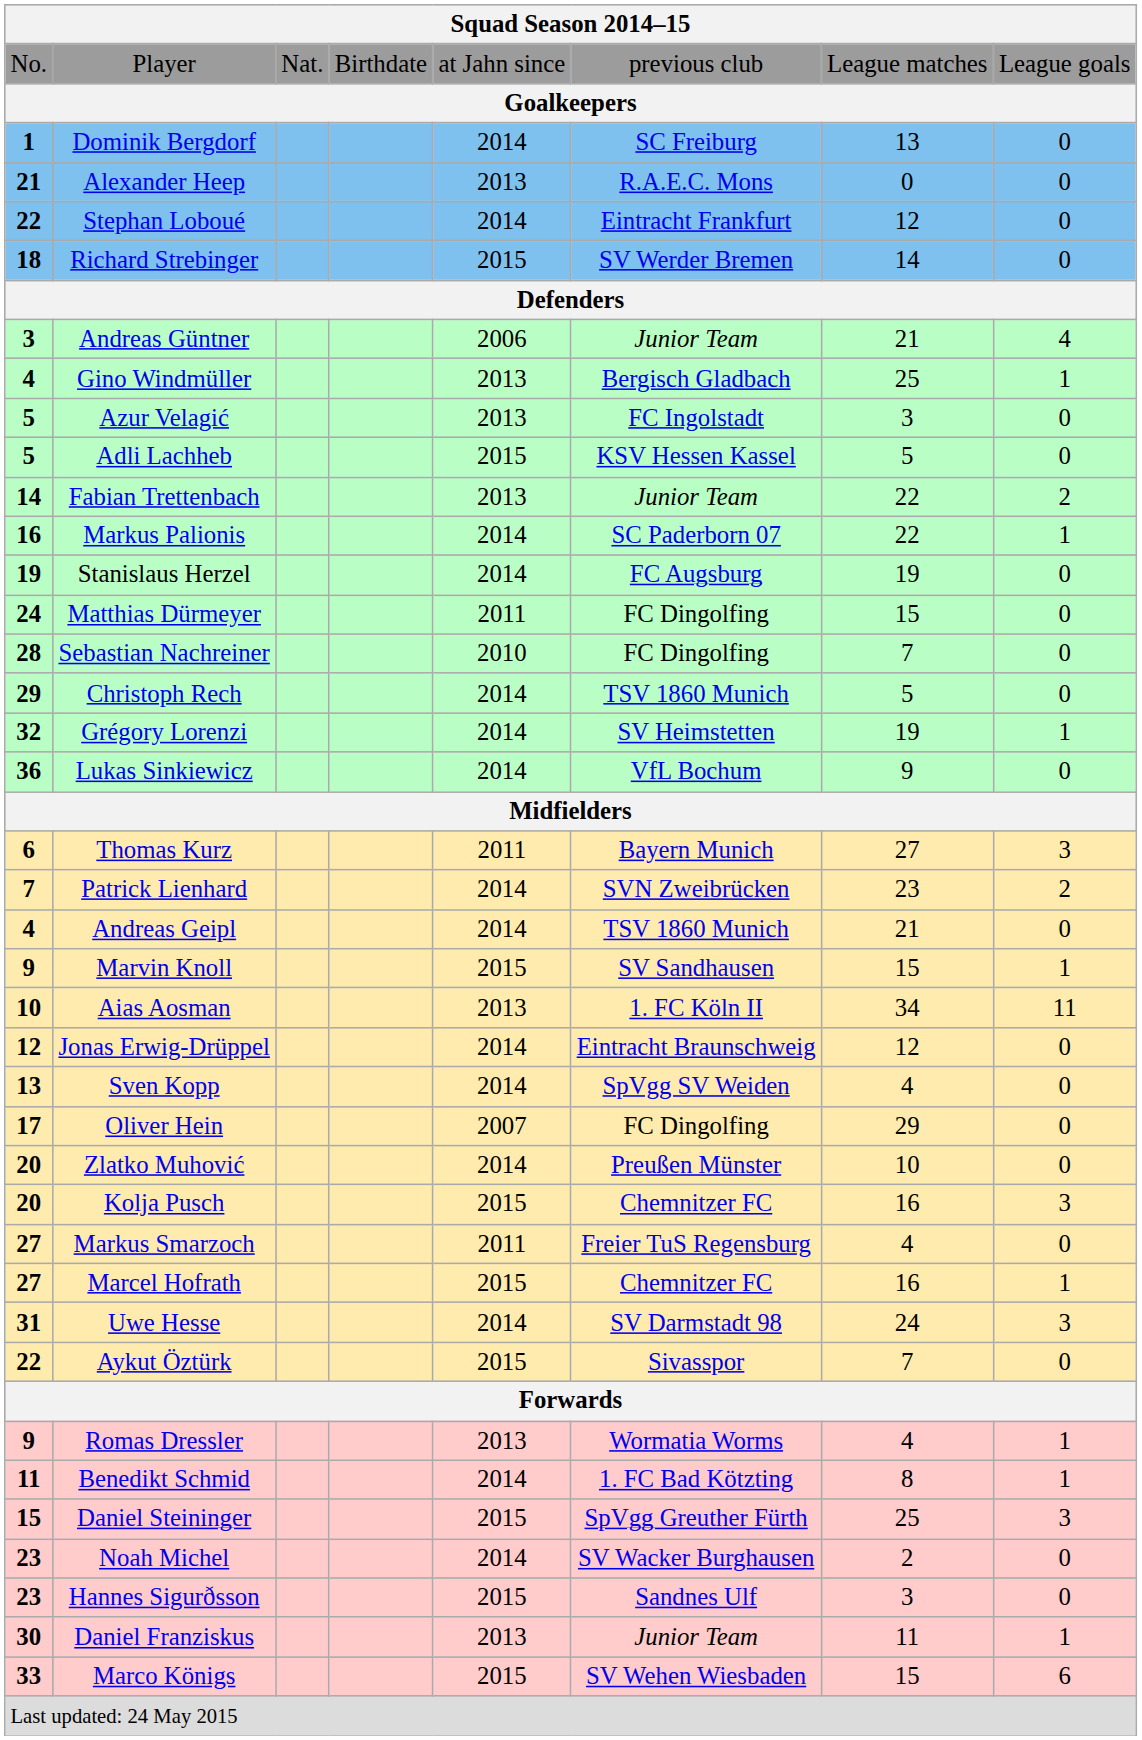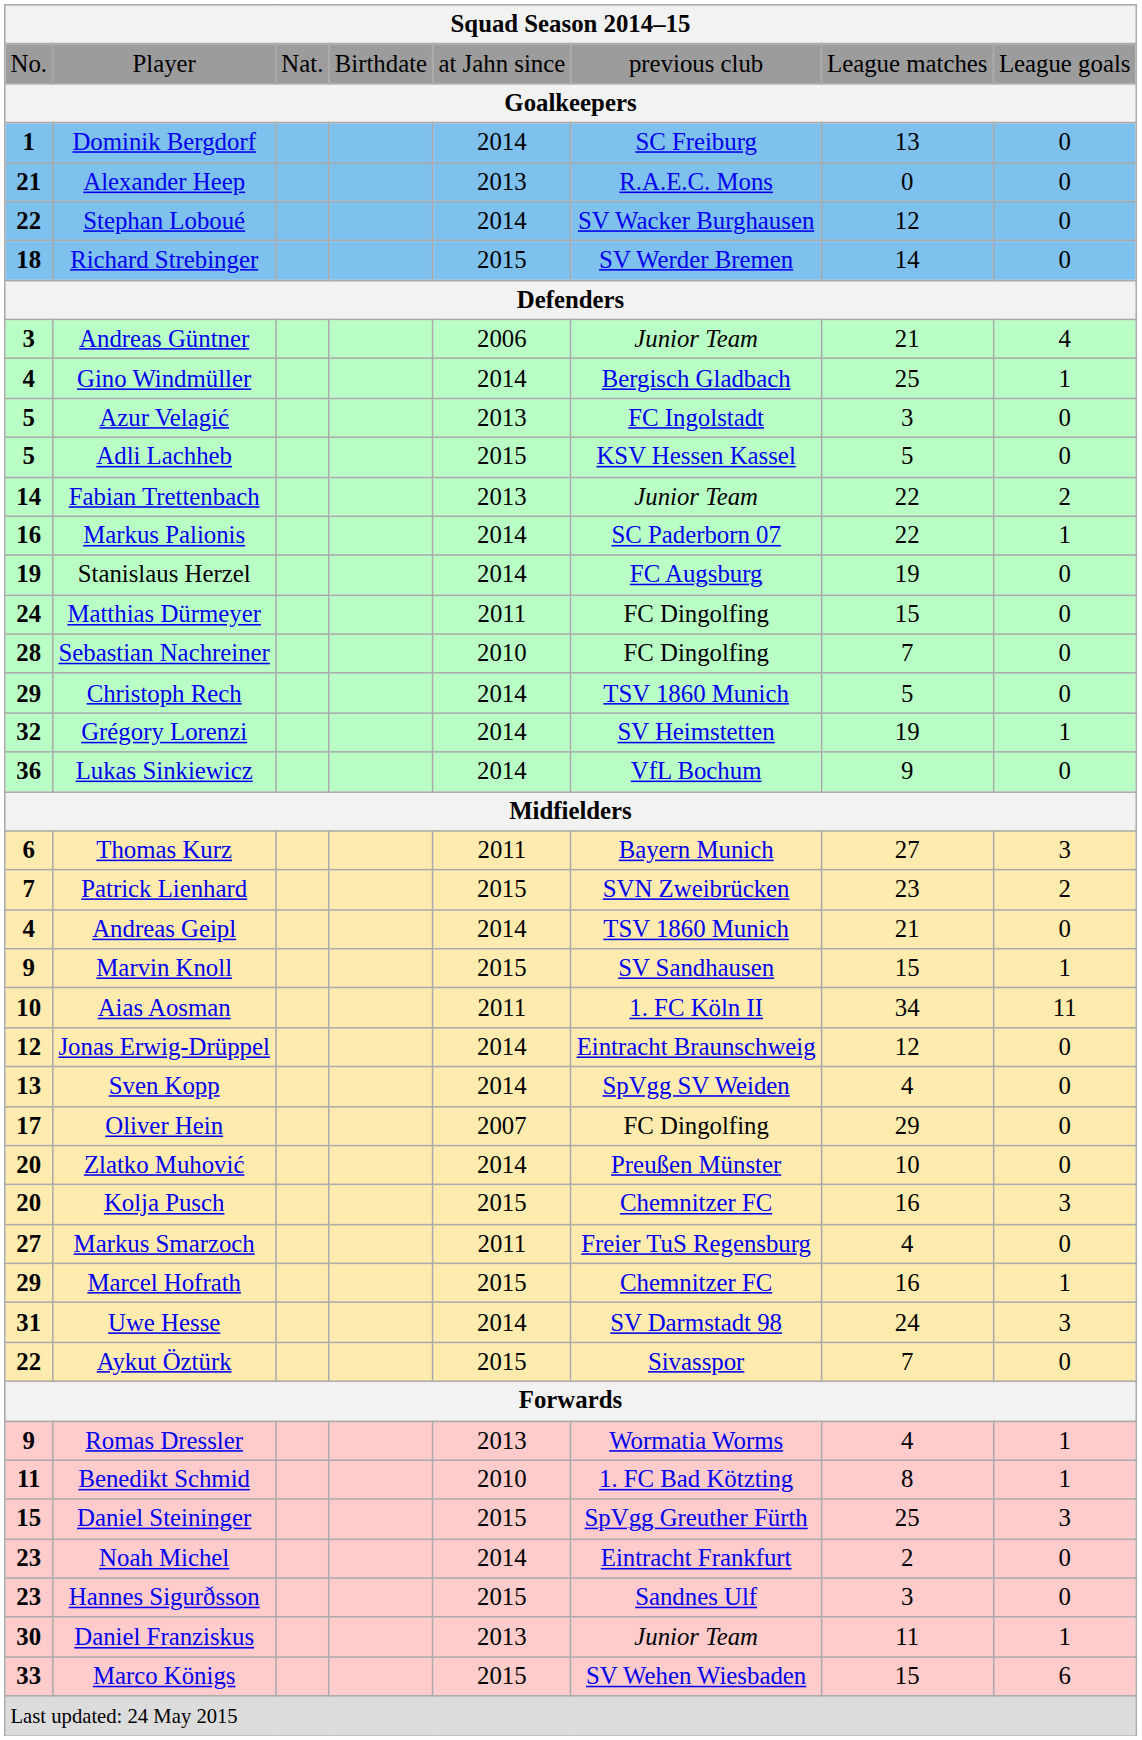(696, 220) Eintracht Frankfurt -> (696, 220) SV Wacker Burghausen
(502, 378) 2013 -> (502, 378) 2014
(502, 889) 2014 -> (502, 889) 2015
(502, 1007) 2013 -> (502, 1007) 2011
(29, 1282) 27 -> (29, 1282) 29
(502, 1479) 2014 -> (502, 1479) 2010
(696, 1558) SV Wacker Burghausen -> (696, 1558) Eintracht Frankfurt
